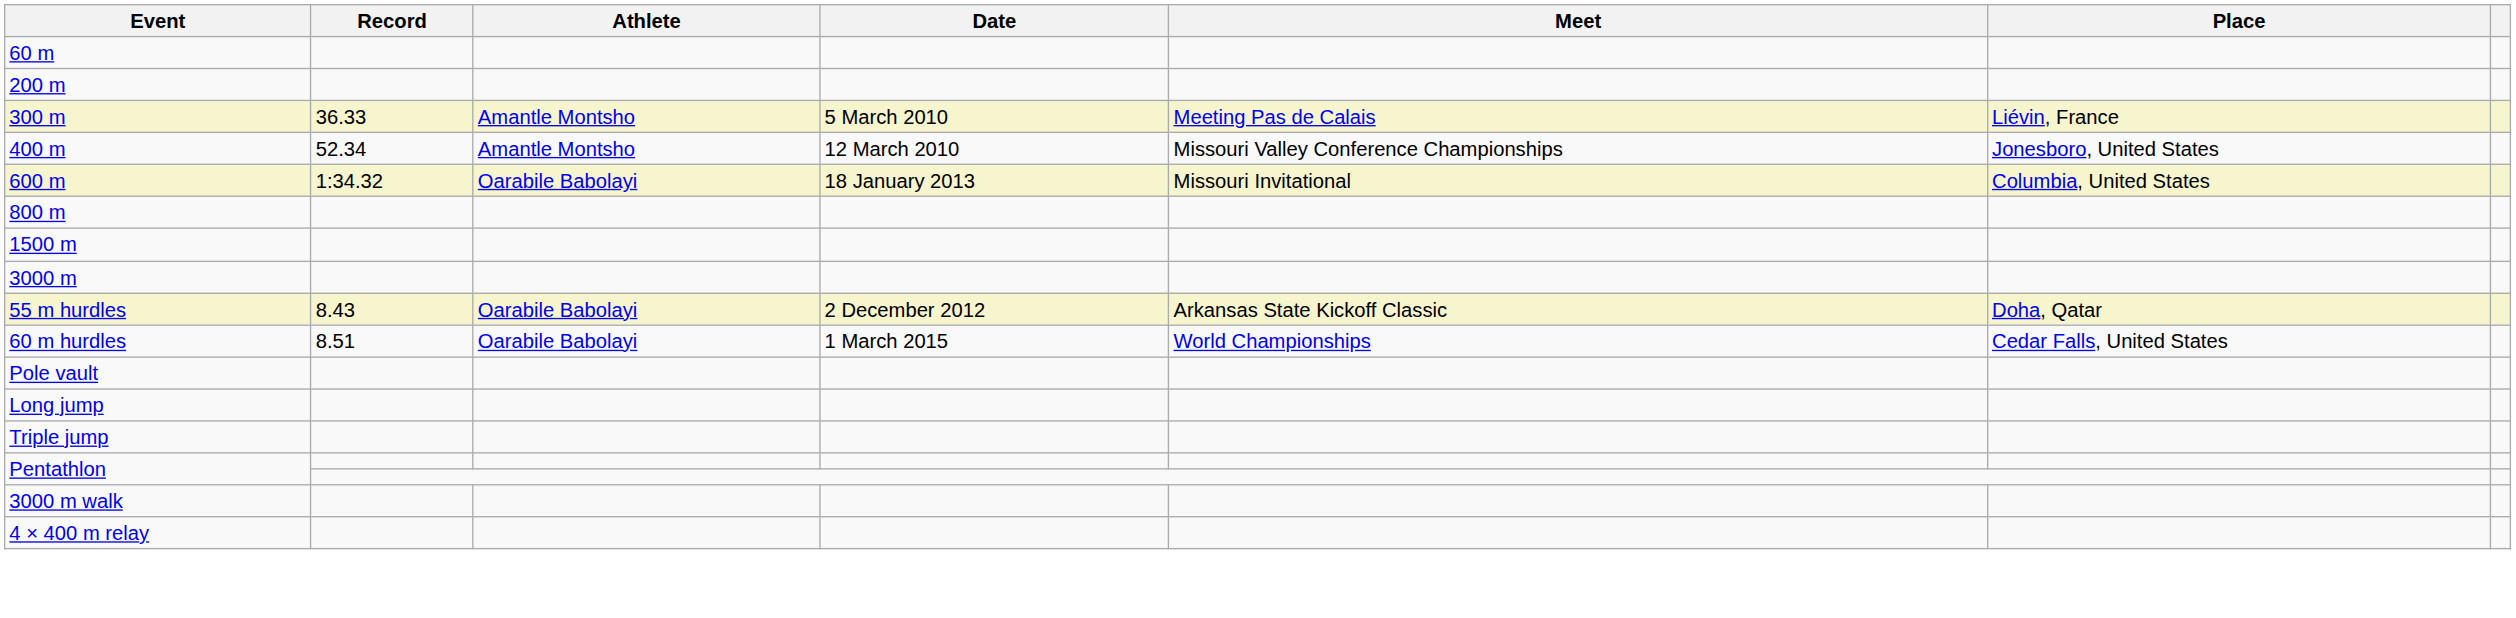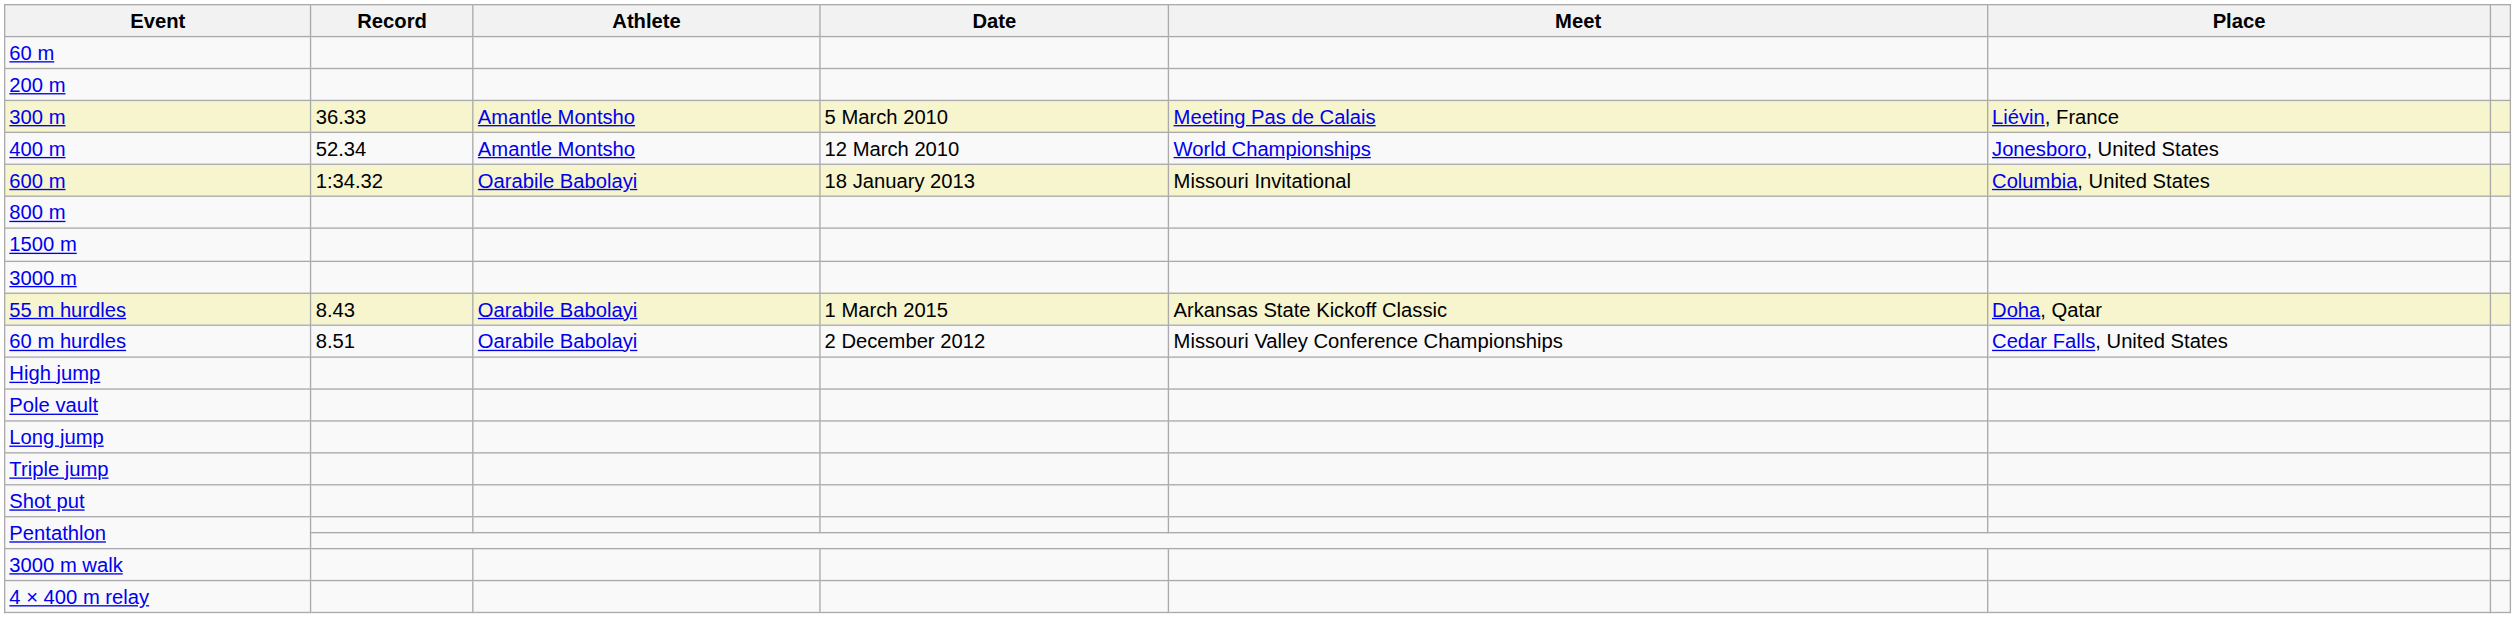(1368, 149) Missouri Valley Conference Championships -> (1272, 149) World Championships
(905, 309) 2 December 2012 -> (886, 309) 1 March 2015
(886, 341) 1 March 2015 -> (905, 341) 2 December 2012
(1272, 341) World Championships -> (1368, 341) Missouri Valley Conference Championships
+ row: (55, 373)
+ row: (47, 501)
